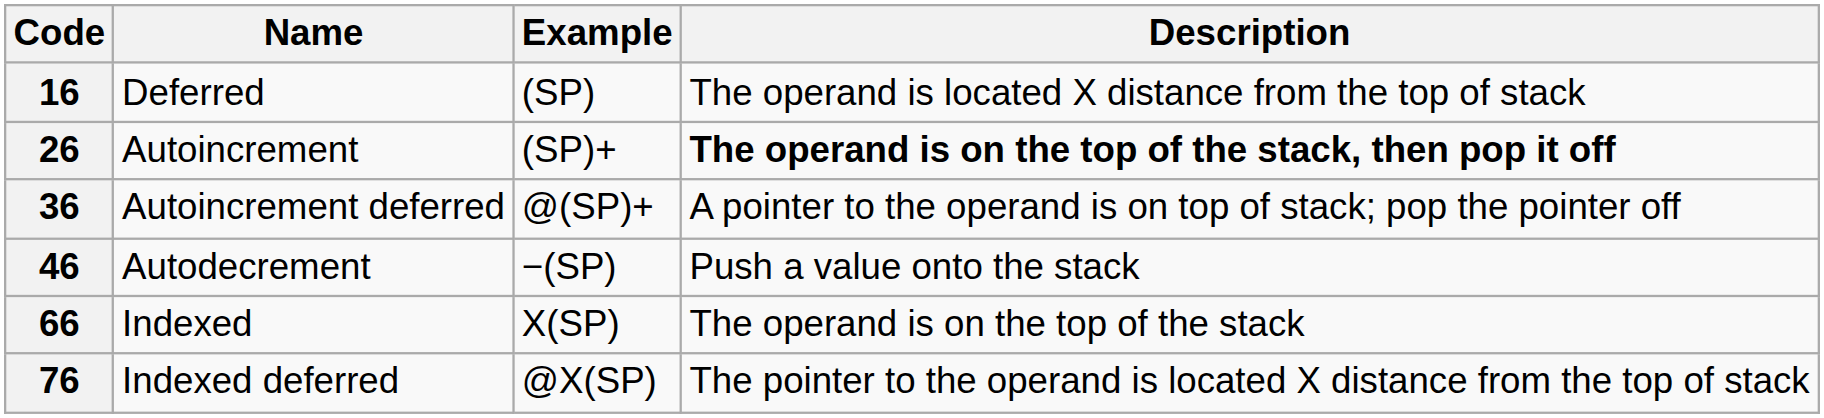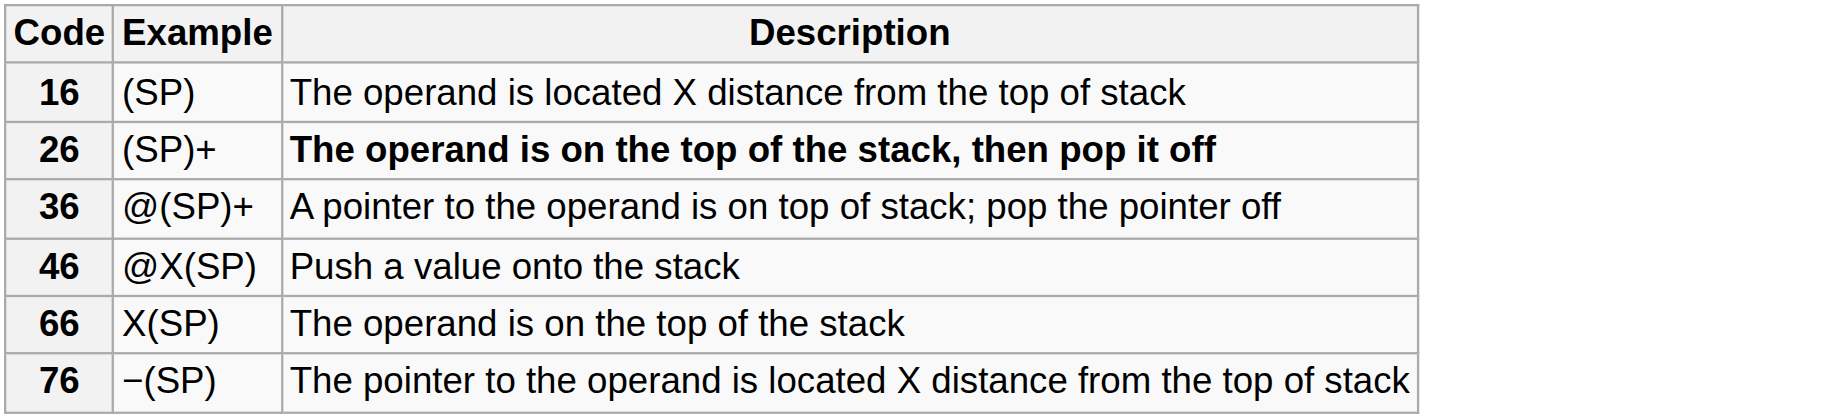- column: (314, 33)
(569, 265) −(SP) -> (190, 265) @X(SP)
(589, 382) @X(SP) -> (169, 382) −(SP)
